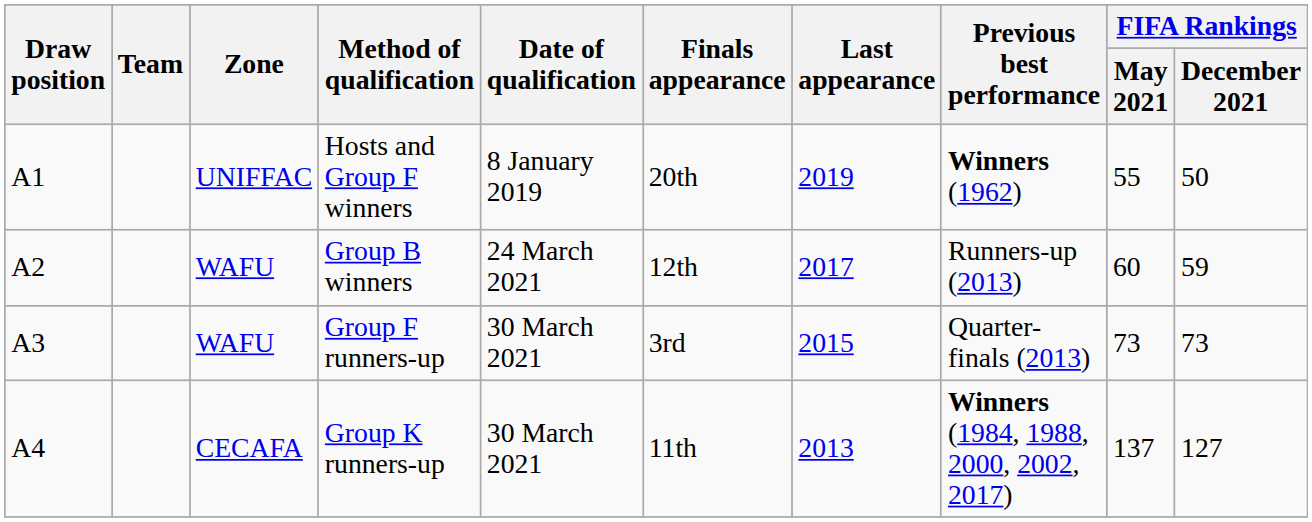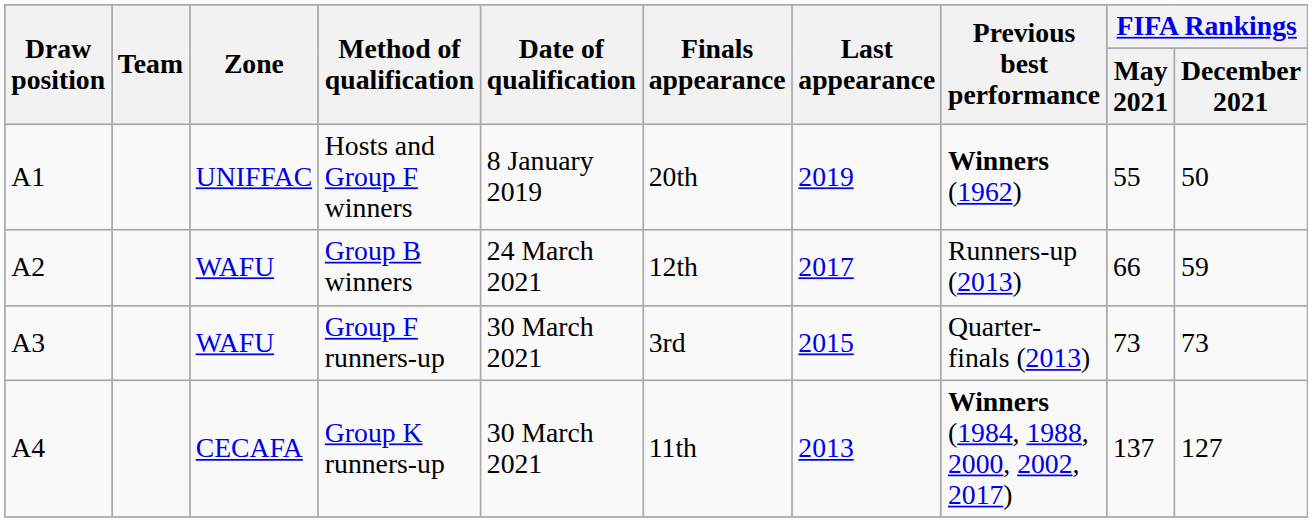(1127, 267) 60 -> (1127, 267) 66
